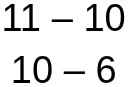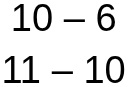rows swapped: (64, 18) <-> (64, 70)
